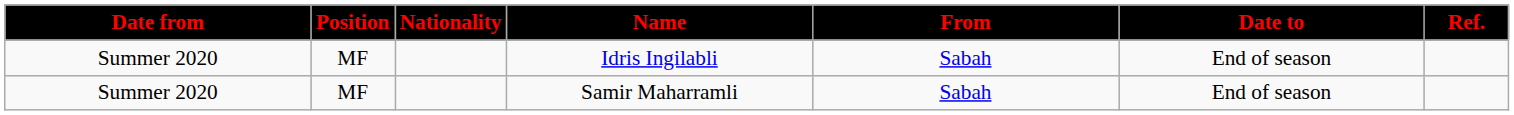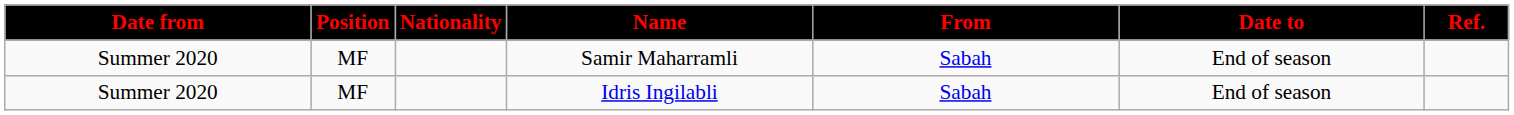rows swapped: (659, 57) <-> (659, 92)
